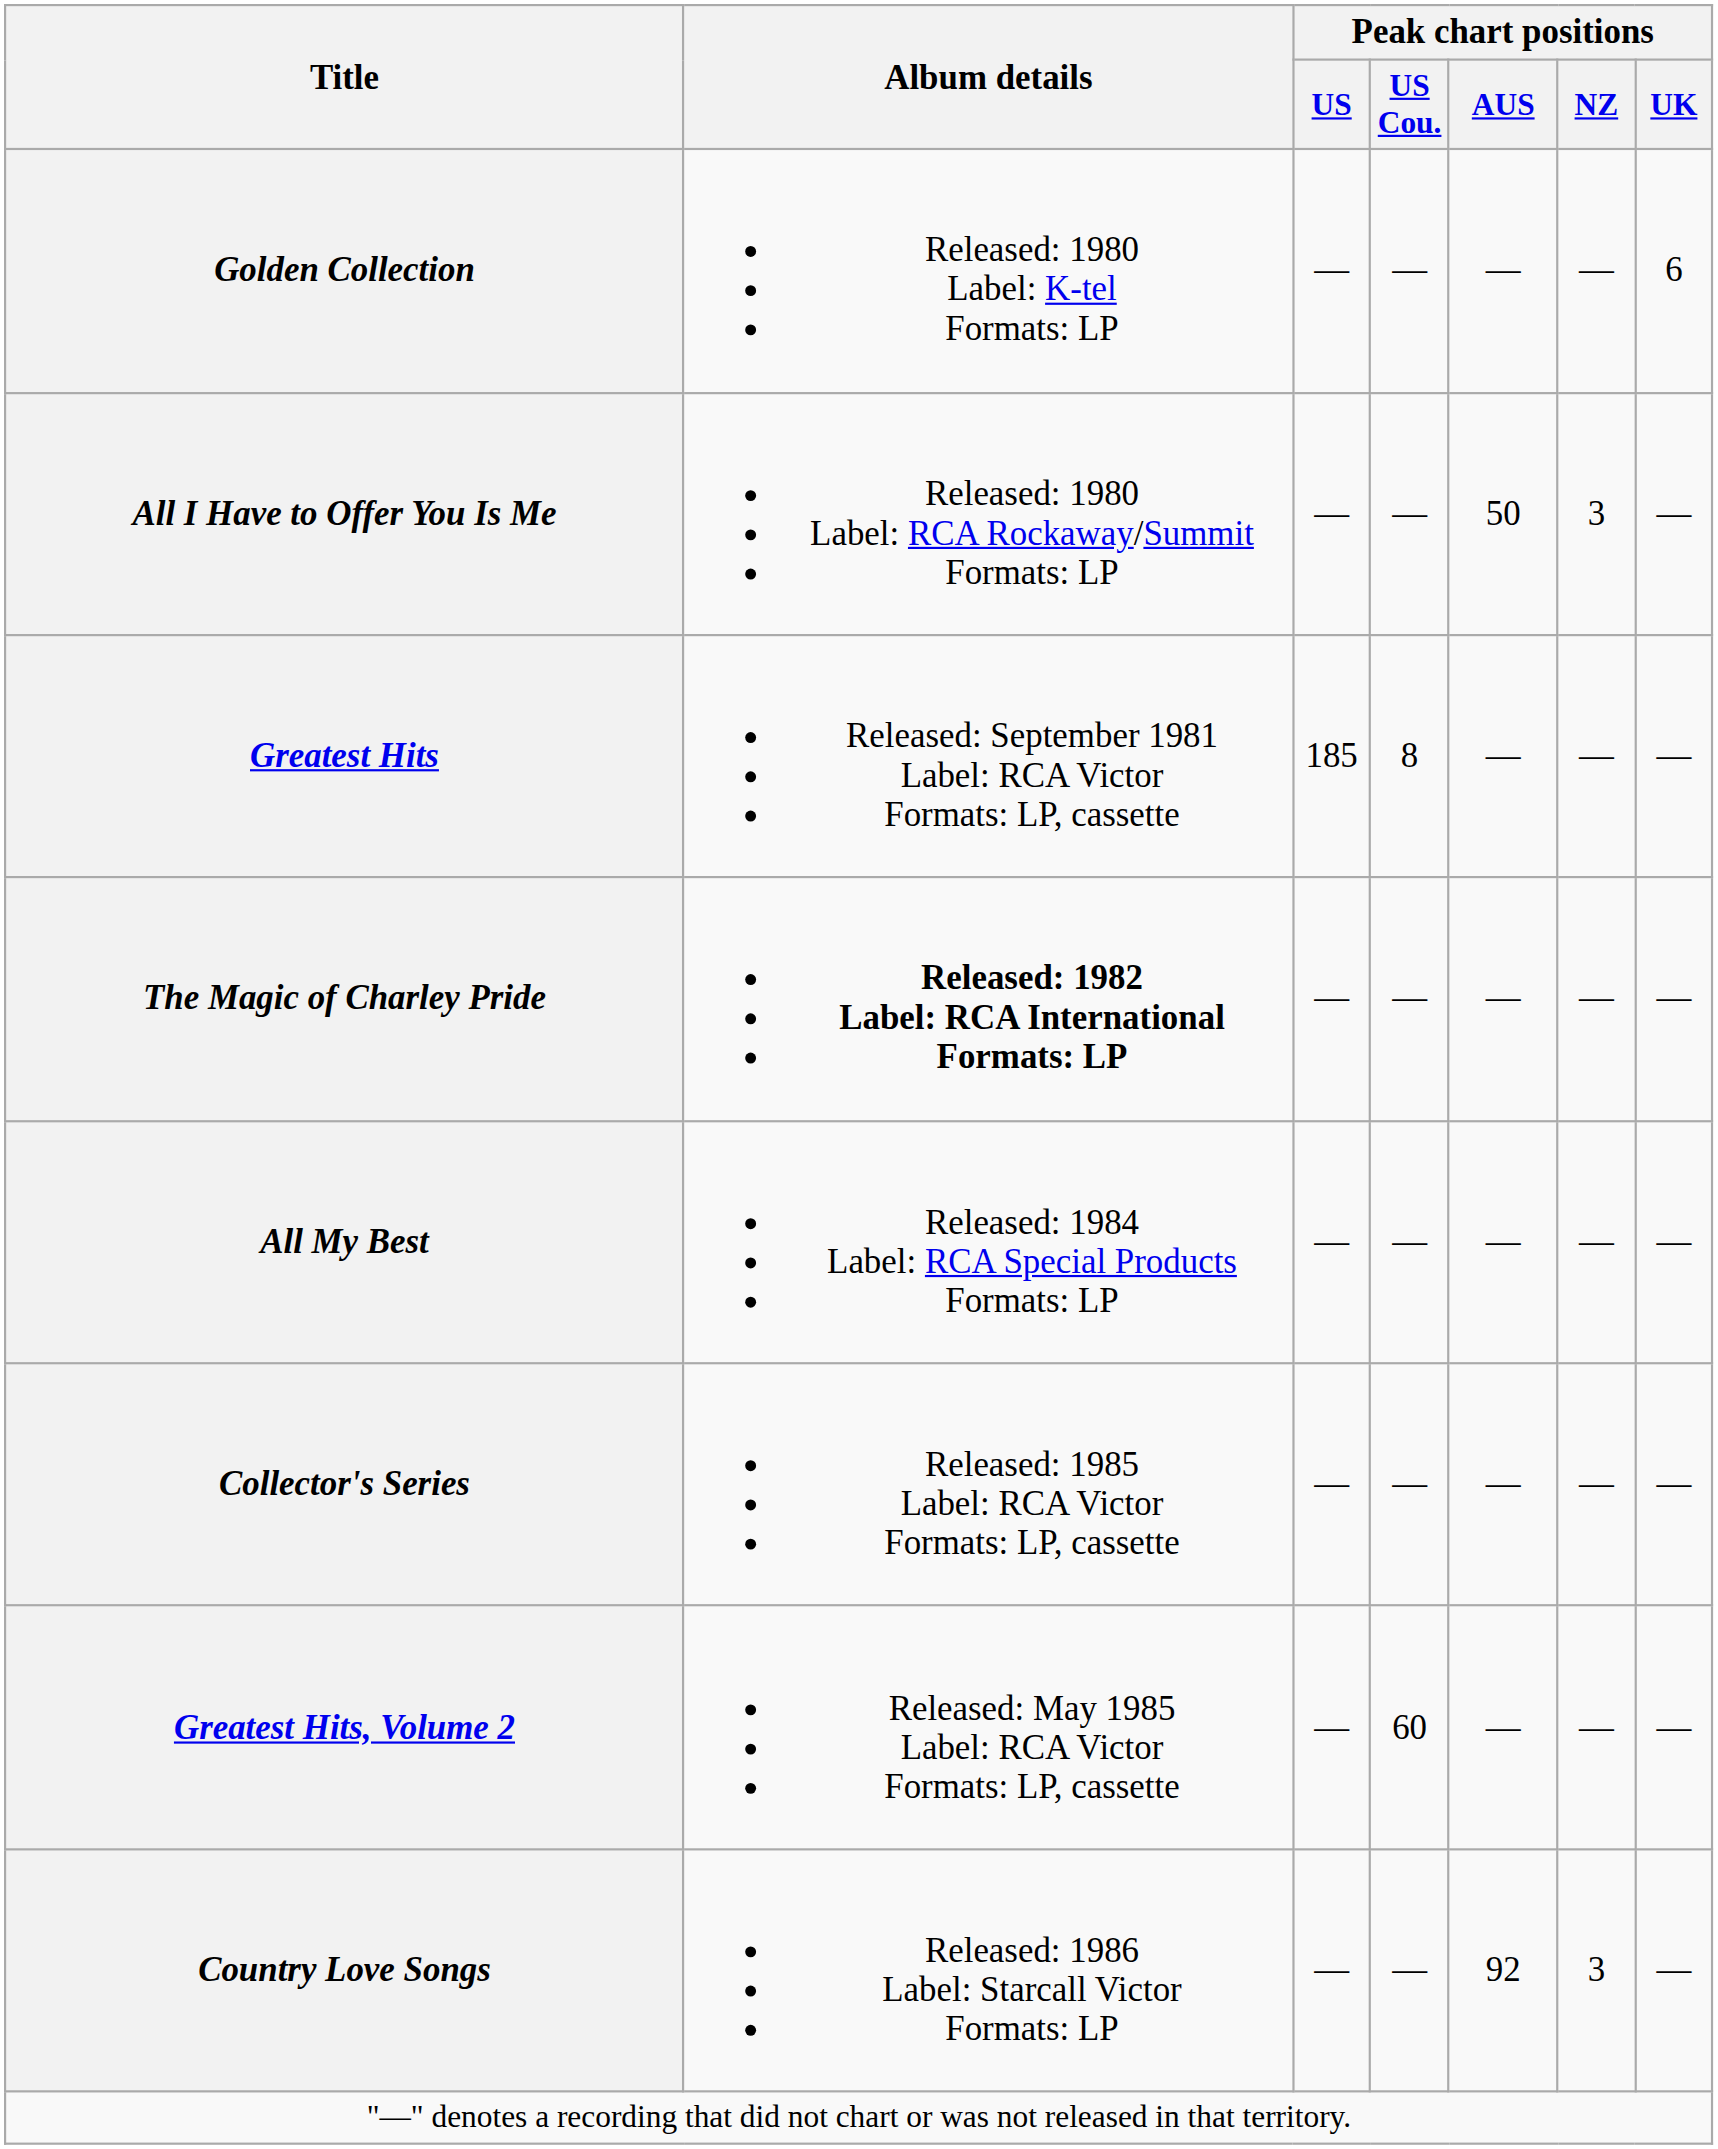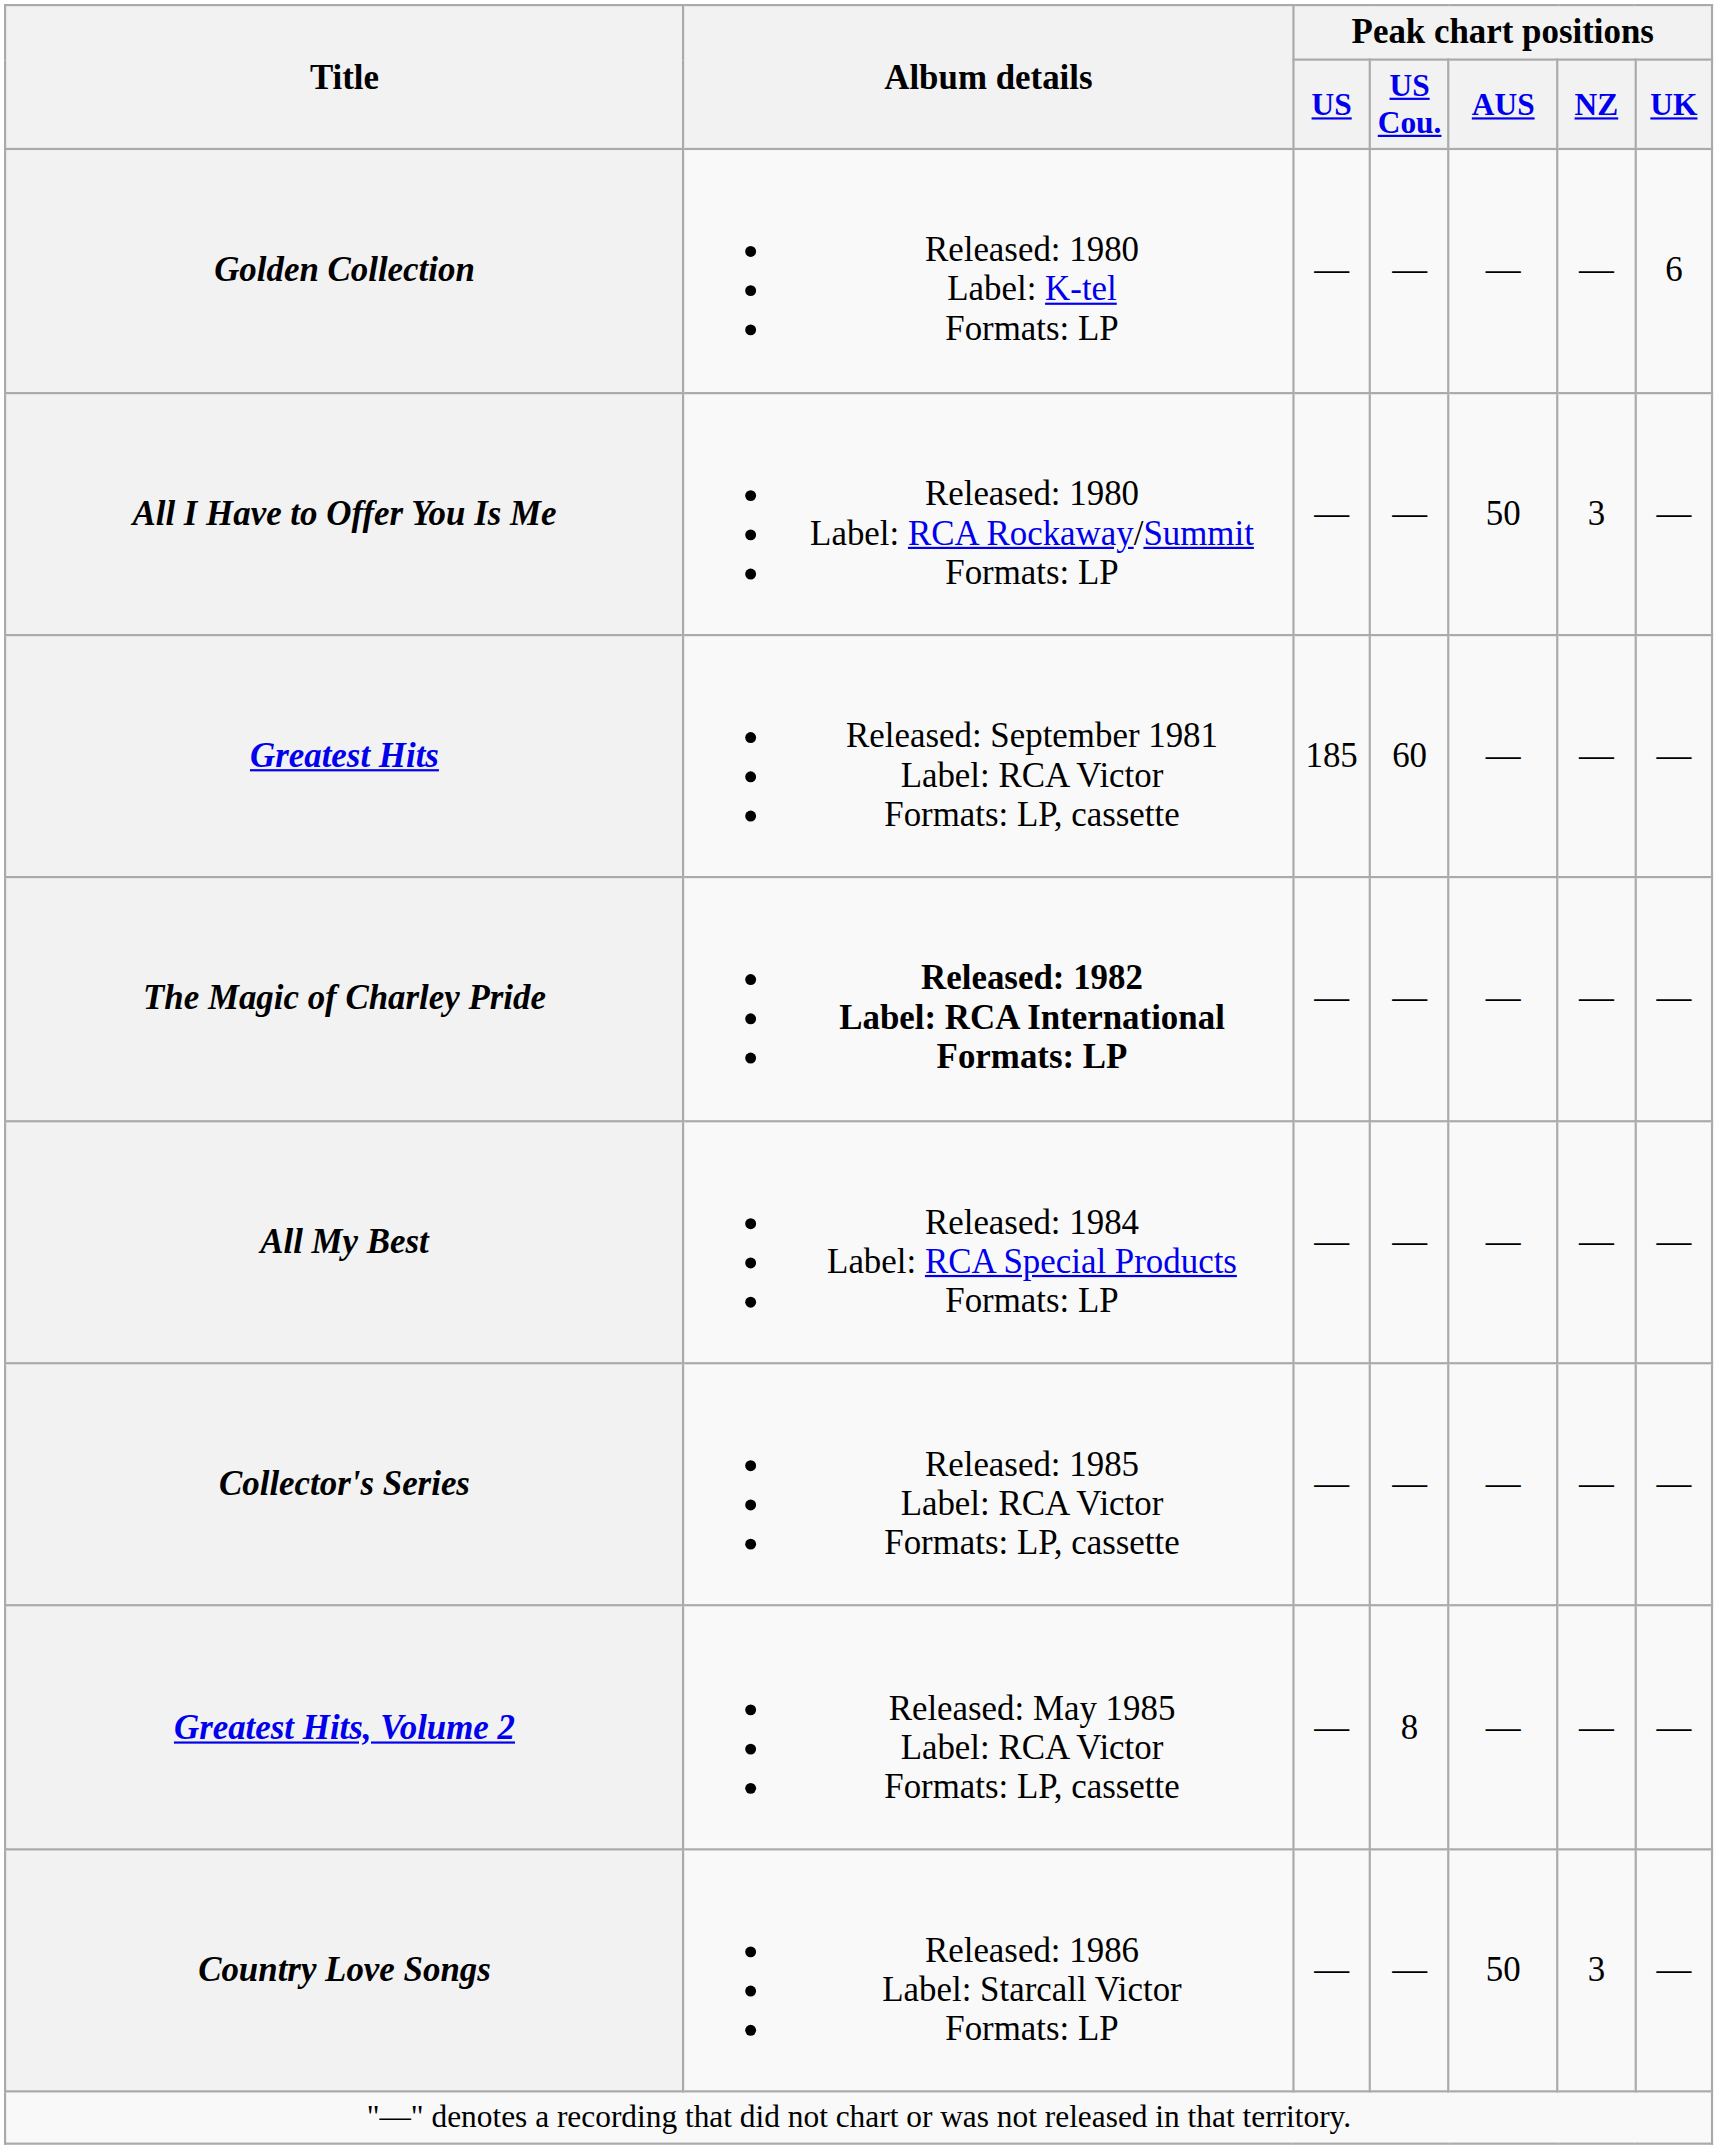(1410, 755) 8 -> (1410, 755) 60
(1410, 1726) 60 -> (1410, 1726) 8
(1503, 1969) 92 -> (1503, 1969) 50
